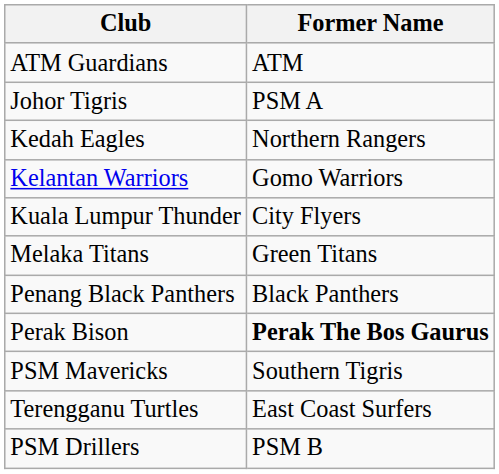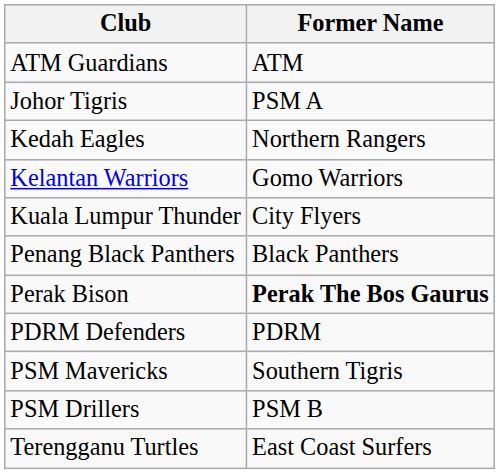- row: (80, 255)
+ row: (98, 332)
rows swapped: (75, 448) <-> (104, 409)
